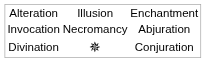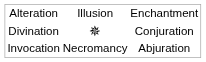rows swapped: (34, 46) <-> (34, 29)
